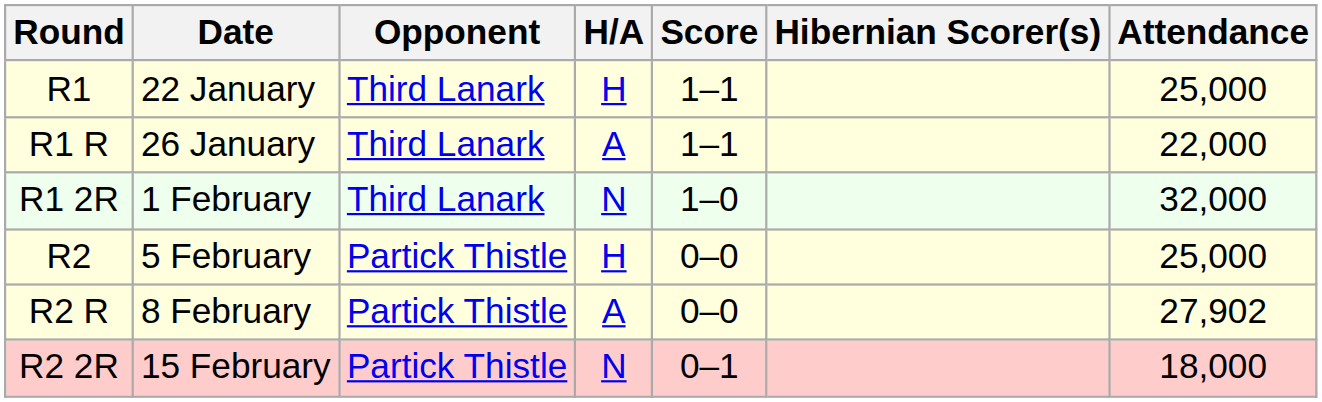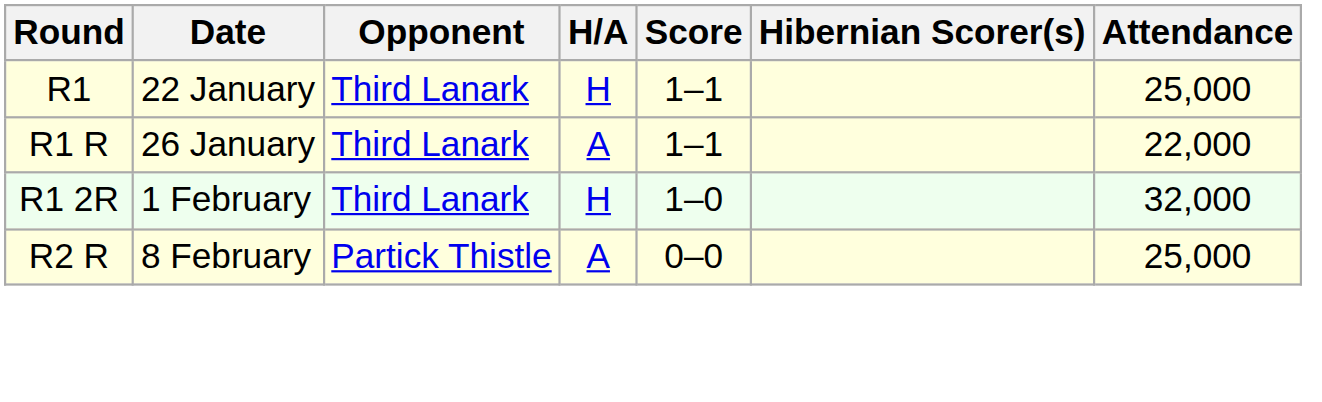(614, 199) N -> (598, 199) H
- row: (69, 255)
(1213, 311) 27,902 -> (1198, 255) 25,000
- row: (69, 367)
